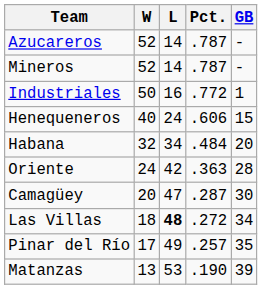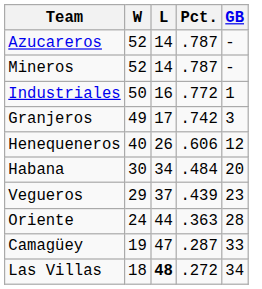+ row: (50, 119)
(173, 119) 24 -> (164, 144) 26
(244, 119) 15 -> (235, 144) 12
(147, 144) 32 -> (137, 170) 30
+ row: (46, 195)
(173, 170) 42 -> (164, 221) 44
(147, 195) 20 -> (137, 246) 19
(244, 195) 30 -> (235, 246) 33
- row: (69, 246)
- row: (46, 272)
